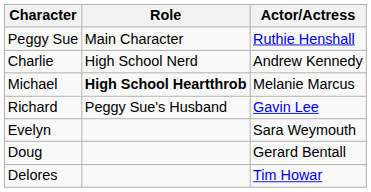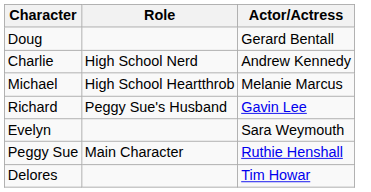rows swapped: (43, 38) <-> (25, 152)
(166, 84) bold -> (160, 84) normal
